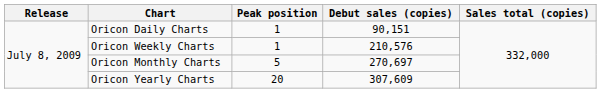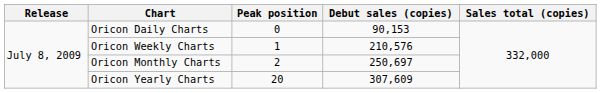(277, 30) 1 -> (277, 30) 0
(391, 30) 90,151 -> (391, 30) 90,153
(277, 63) 5 -> (277, 63) 2
(391, 63) 270,697 -> (391, 63) 250,697
